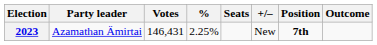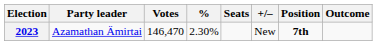(166, 31) 146,431 -> (166, 31) 146,470
(204, 31) 2.25% -> (204, 31) 2.30%
